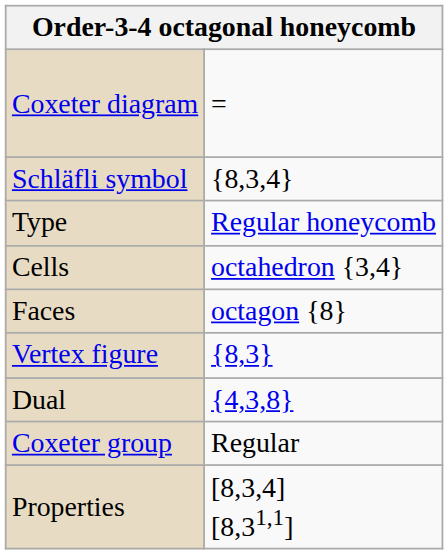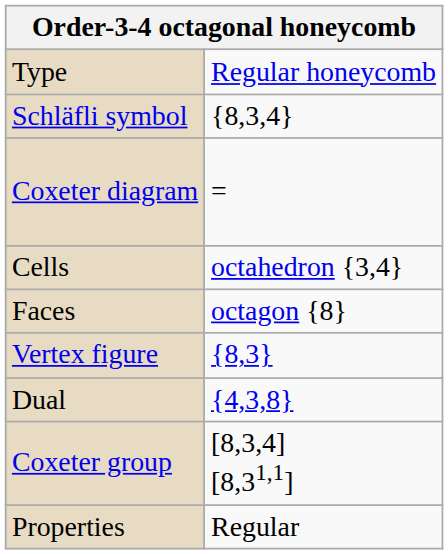rows swapped: (40, 222) <-> (105, 102)
(255, 443) Regular -> (252, 462) [8,3,4] [8,31,1]
(252, 506) [8,3,4] [8,31,1] -> (255, 526) Regular
